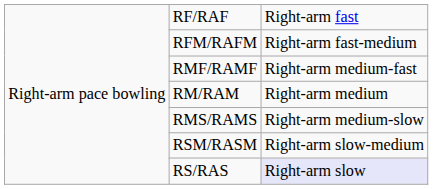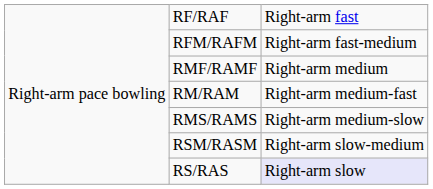(341, 68) Right-arm medium-fast -> (326, 68) Right-arm medium
(326, 94) Right-arm medium -> (341, 94) Right-arm medium-fast
